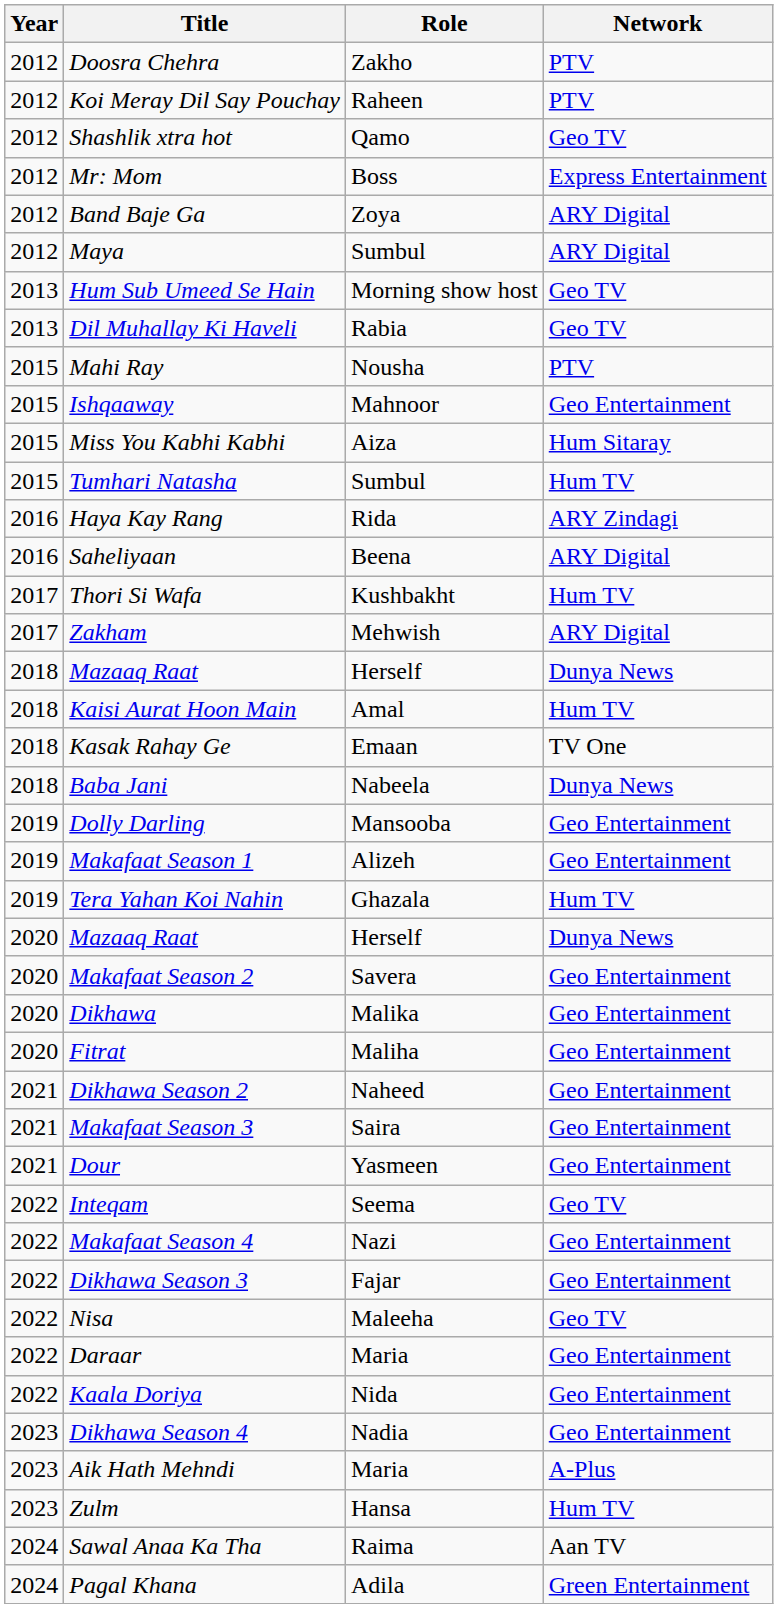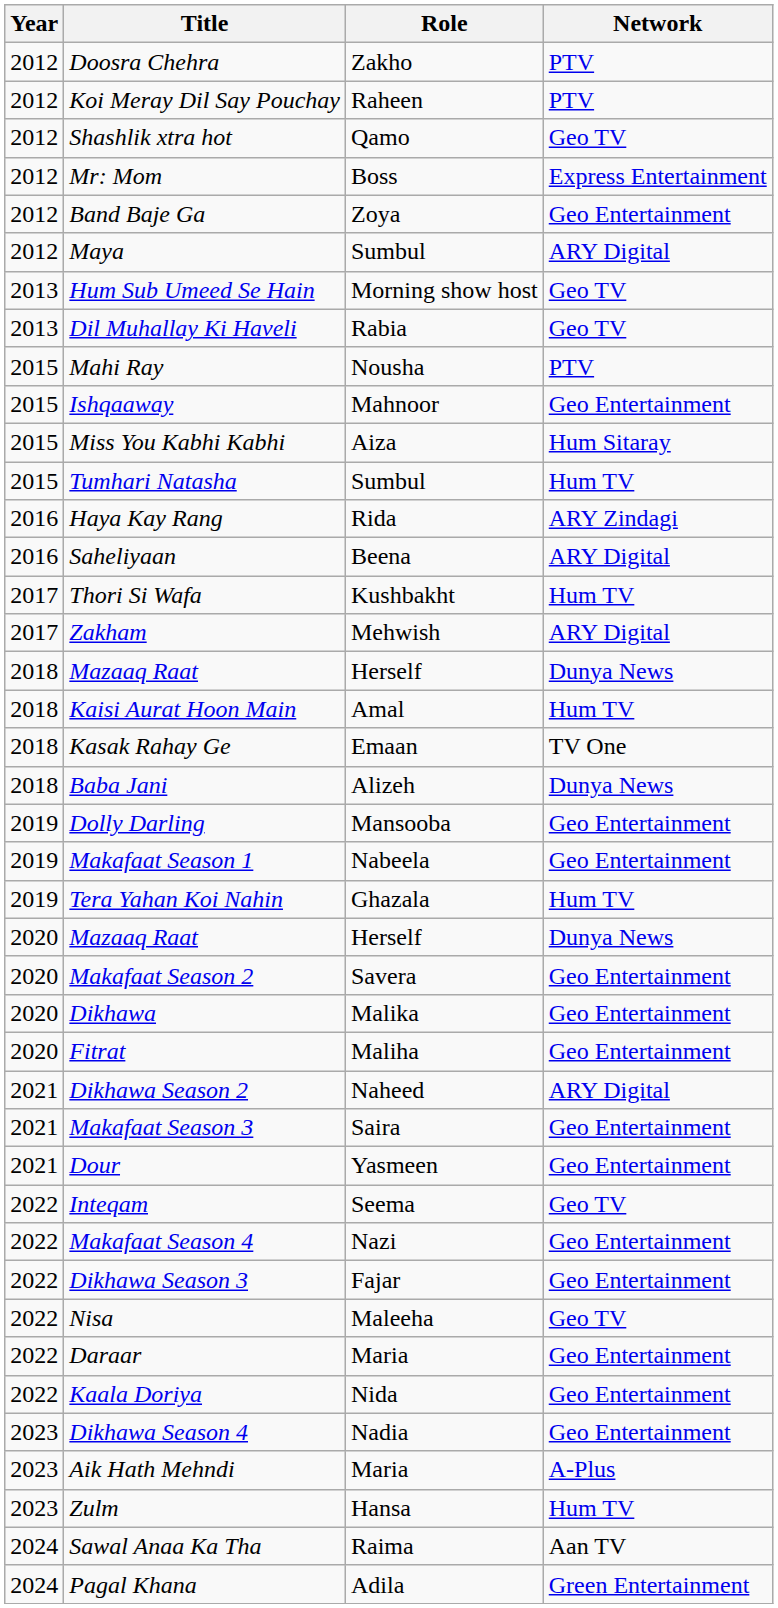(609, 213) ARY Digital -> (640, 213) Geo Entertainment
(390, 784) Nabeela -> (383, 784) Alizeh
(383, 860) Alizeh -> (390, 860) Nabeela
(640, 1089) Geo Entertainment -> (609, 1089) ARY Digital
